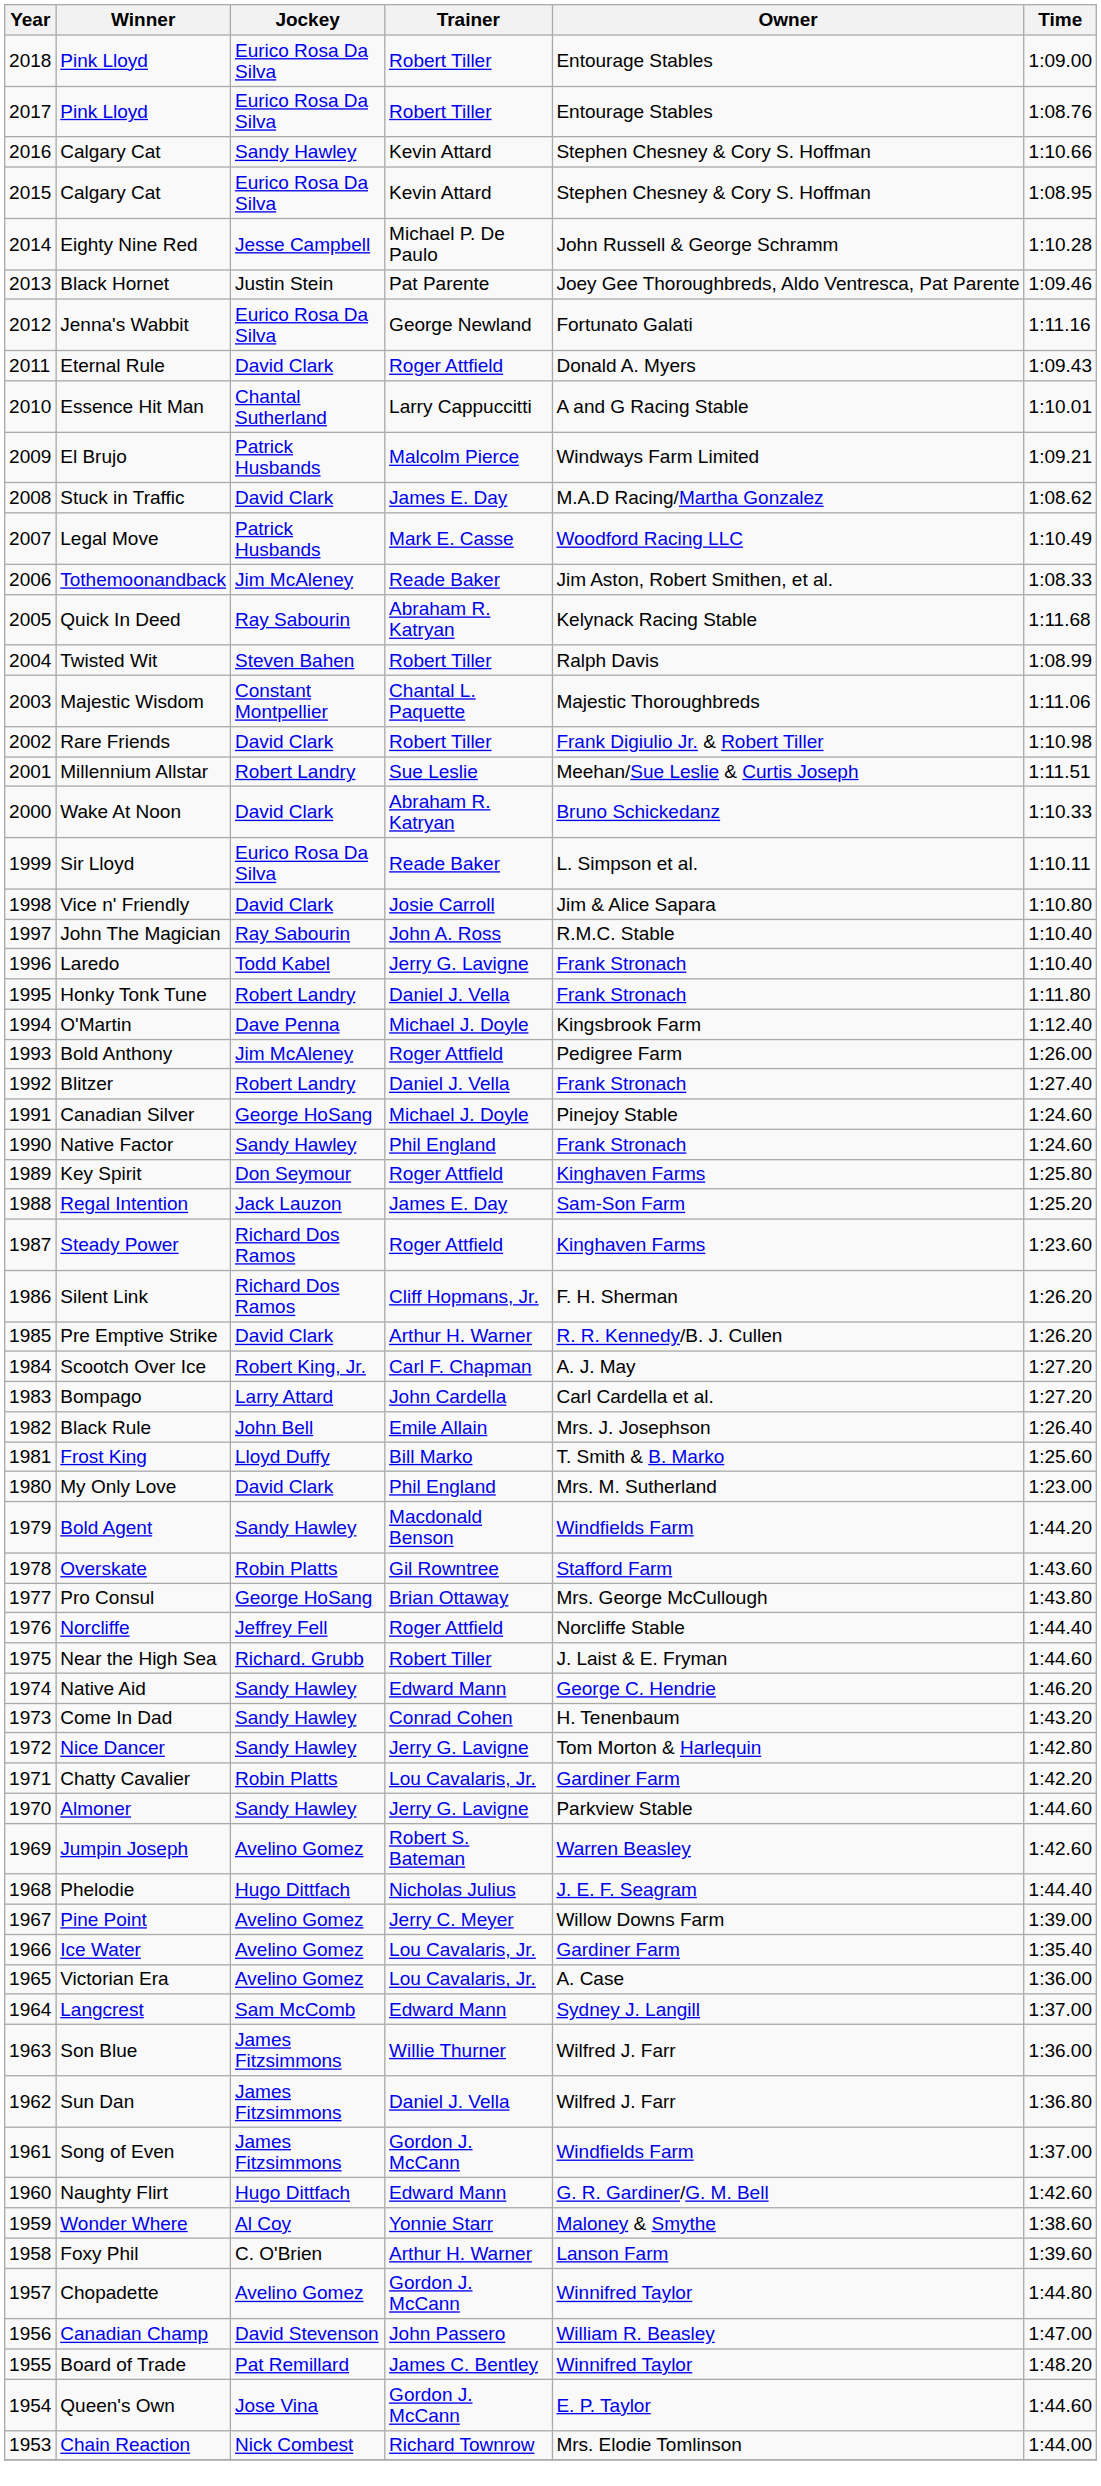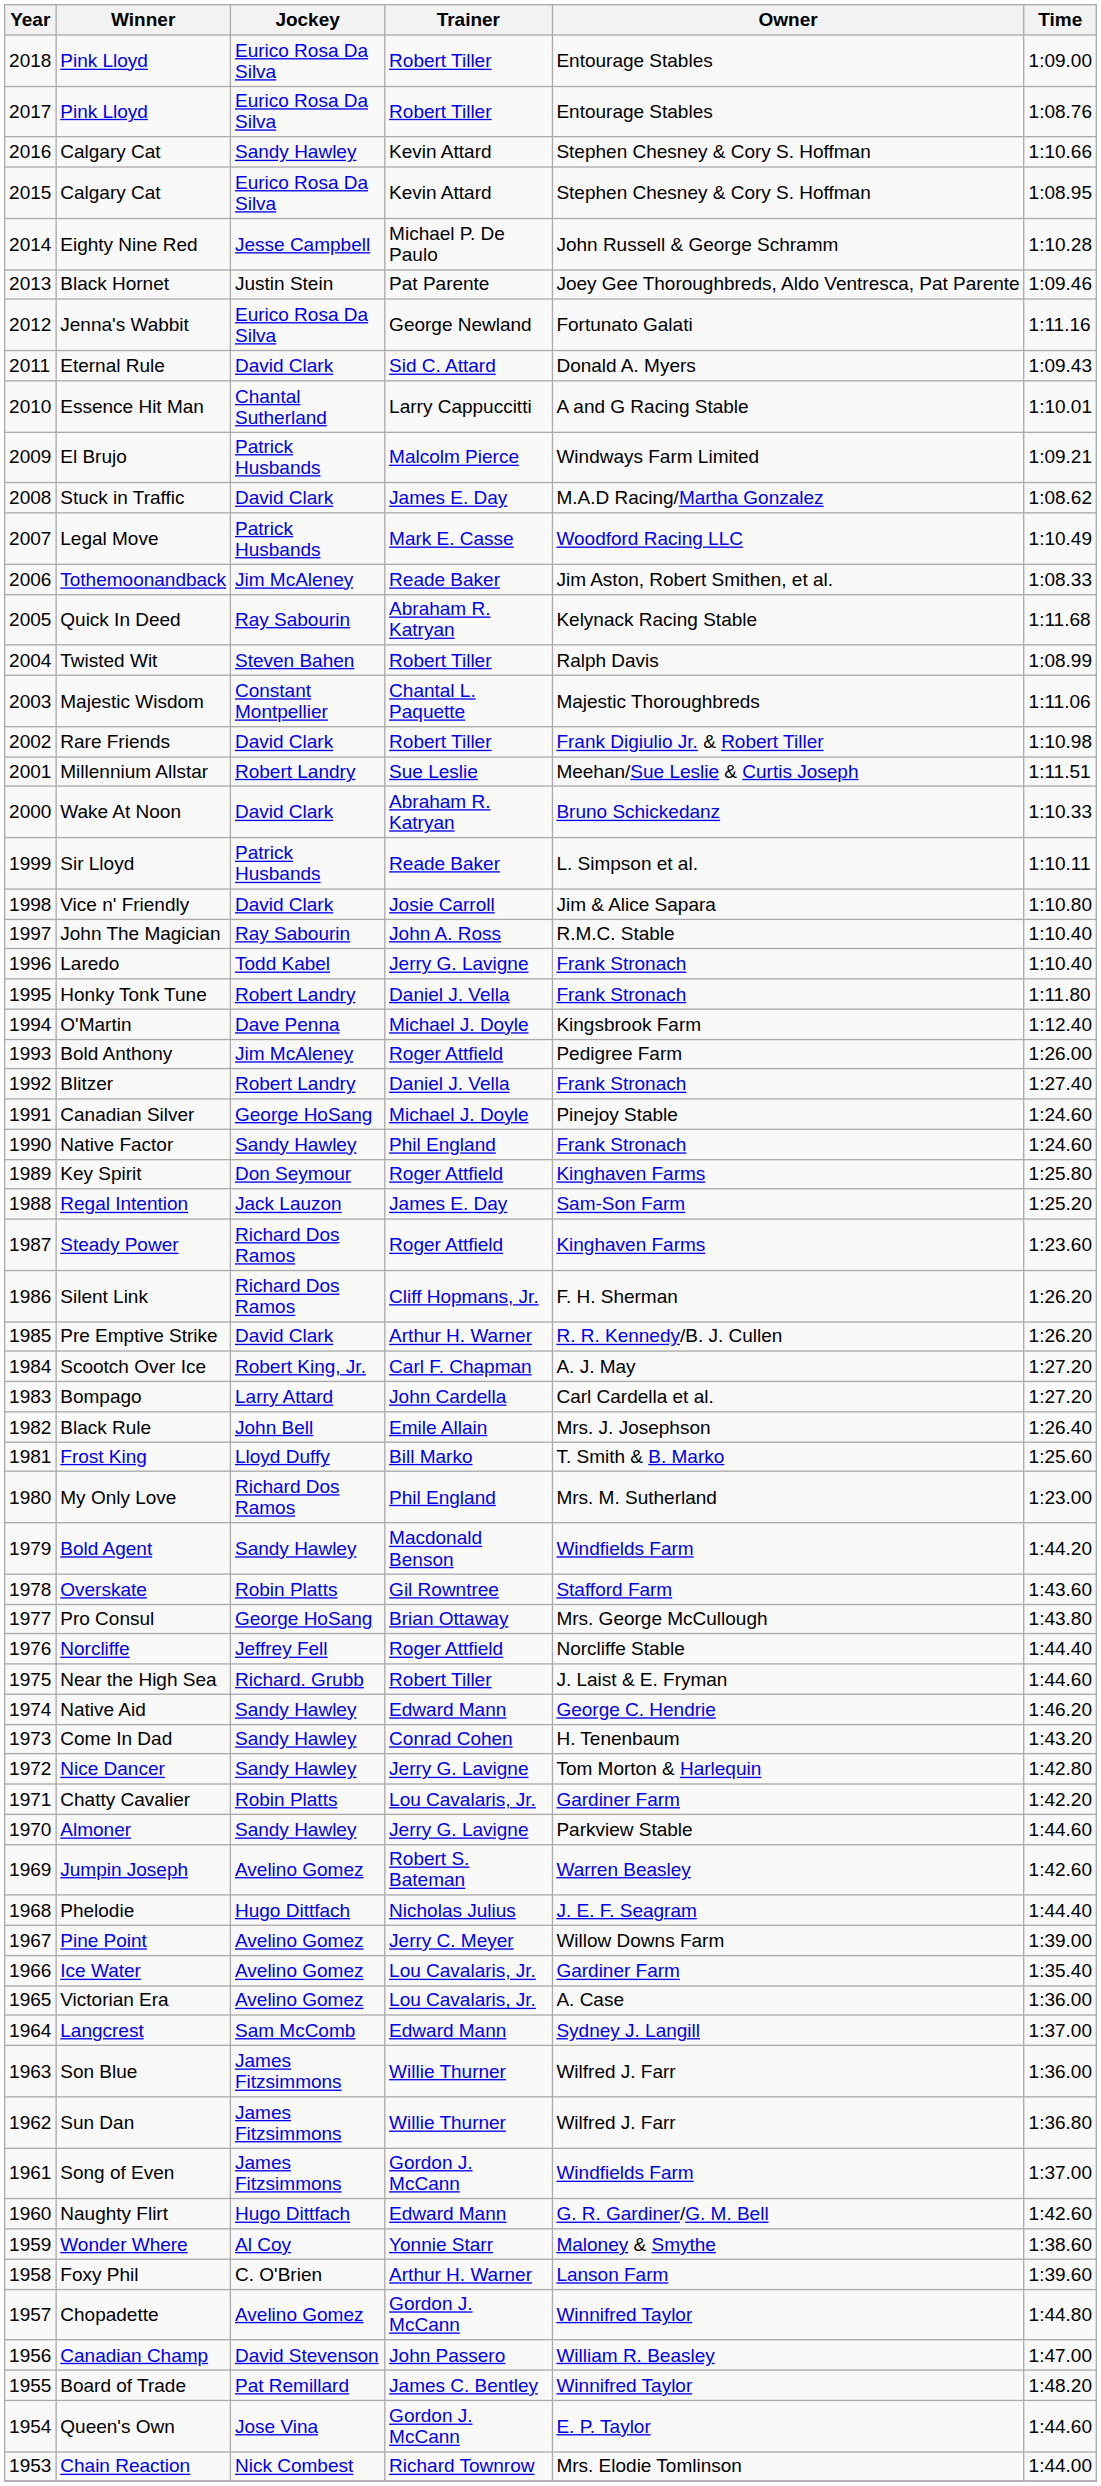(446, 366) Roger Attfield -> (442, 366) Sid C. Attard
(302, 864) Eurico Rosa Da Silva -> (278, 864) Patrick Husbands
(284, 1487) David Clark -> (287, 1497) Richard Dos Ramos
(449, 2101) Daniel J. Vella -> (448, 2122) Willie Thurner
